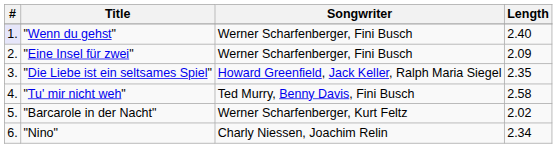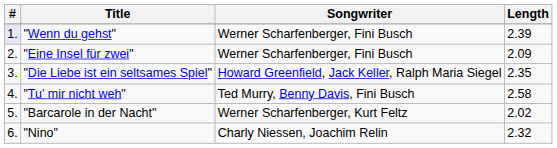(519, 34) 2.40 -> (519, 34) 2.39
(519, 133) 2.34 -> (519, 133) 2.32
